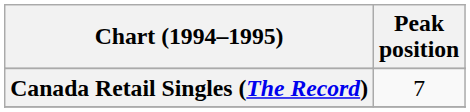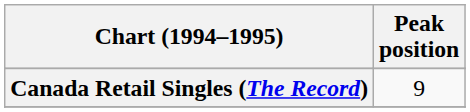(419, 87) 7 -> (419, 87) 9
